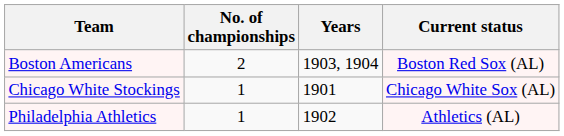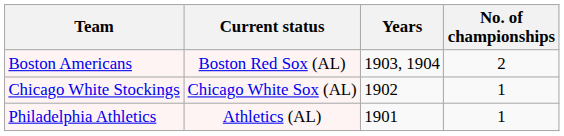columns swapped: (241, 27) <-> (471, 27)
(319, 90) 1901 -> (381, 90) 1902
(319, 116) 1902 -> (381, 116) 1901
